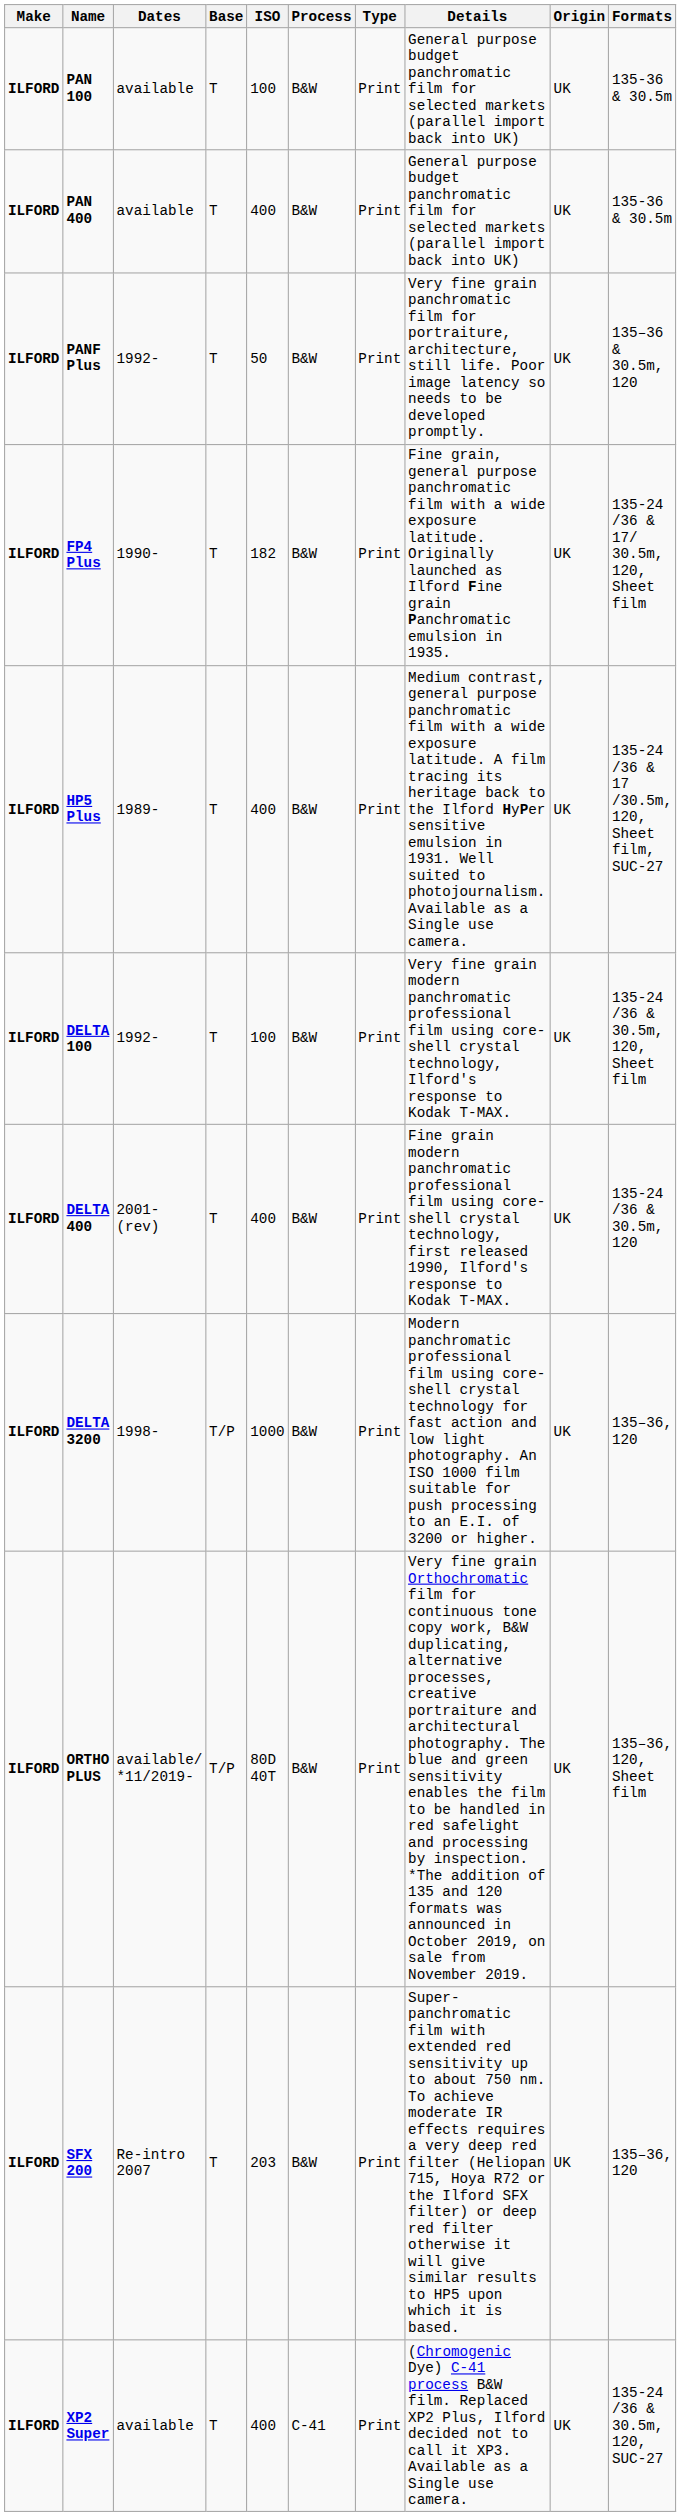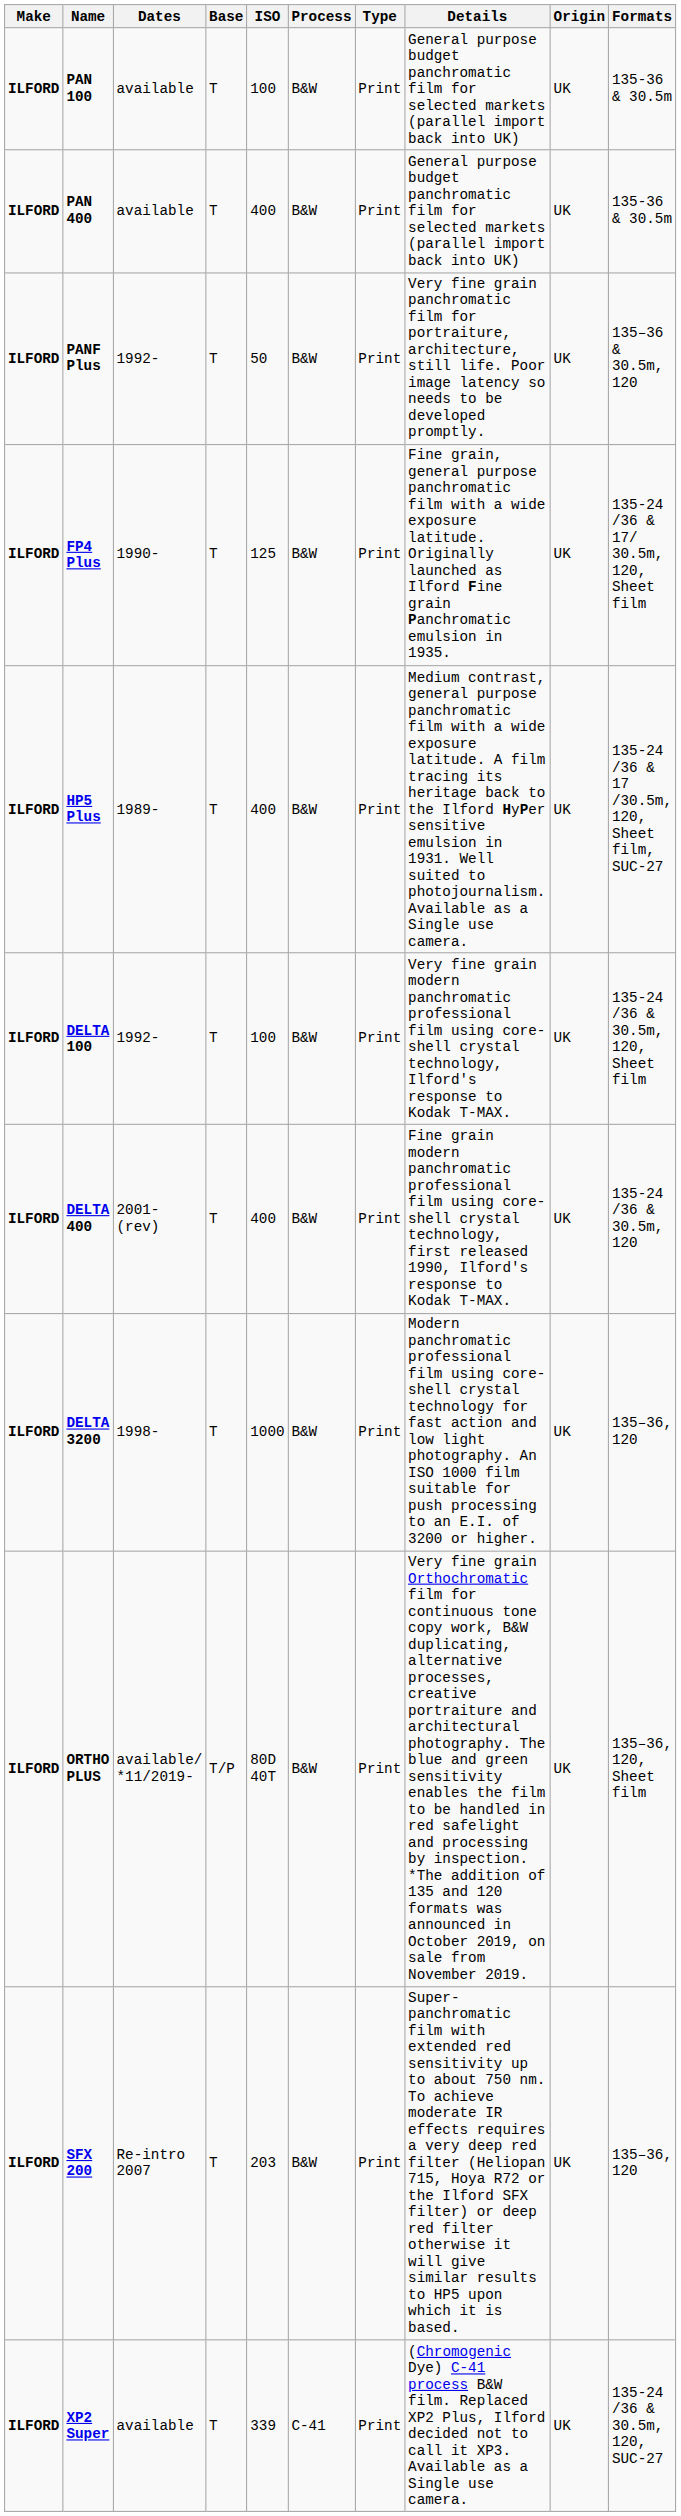(263, 555) 182 -> (263, 555) 125
(222, 1432) T/P -> (213, 1432) T
(263, 2426) 400 -> (263, 2426) 339
